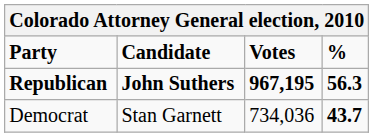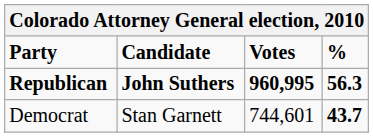(282, 83) 967,195 -> (282, 83) 960,995
(282, 115) 734,036 -> (282, 115) 744,601
